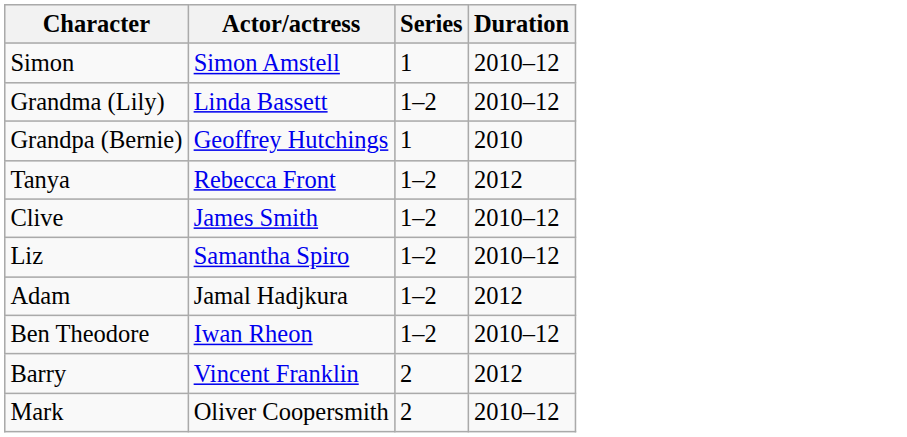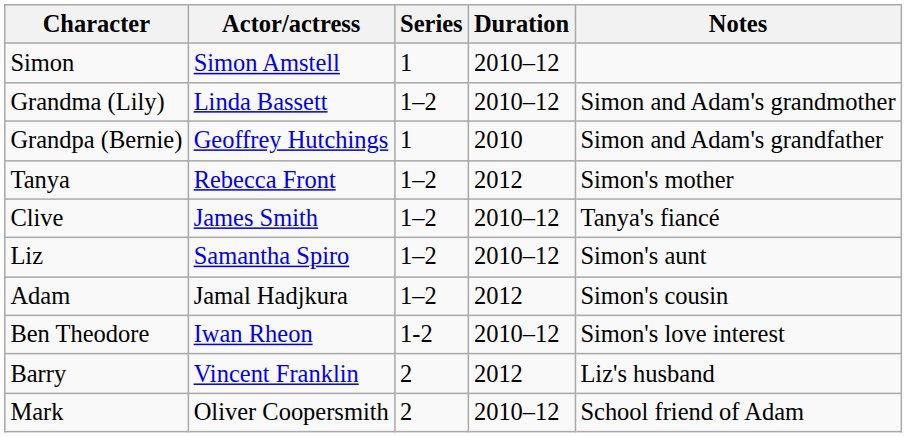+ column: (738, 23)
(418, 334) 1–2 -> (416, 334) 1-2
